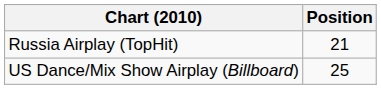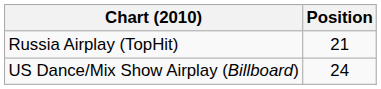(340, 71) 25 -> (340, 71) 24
